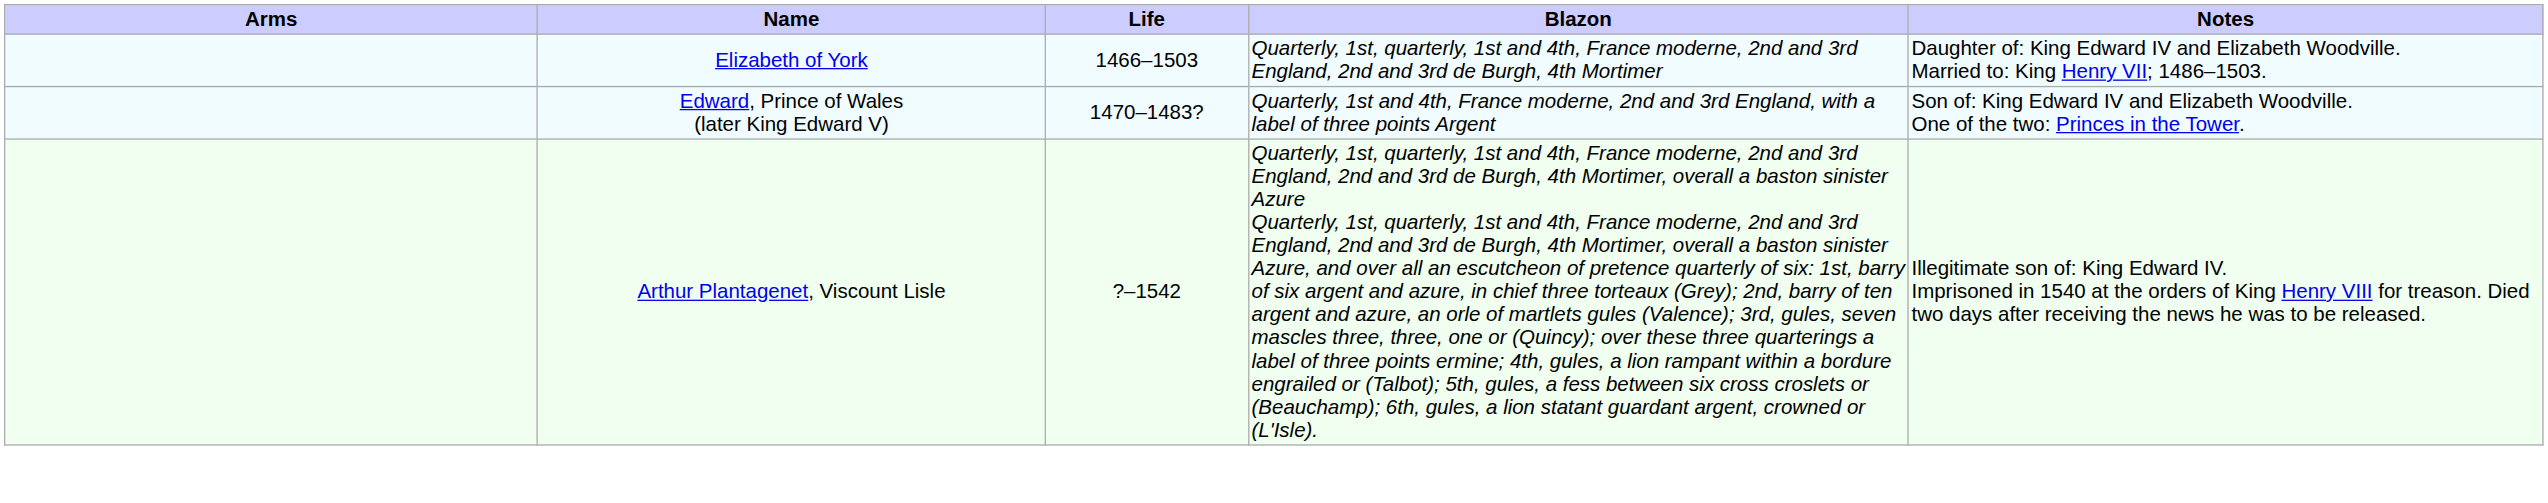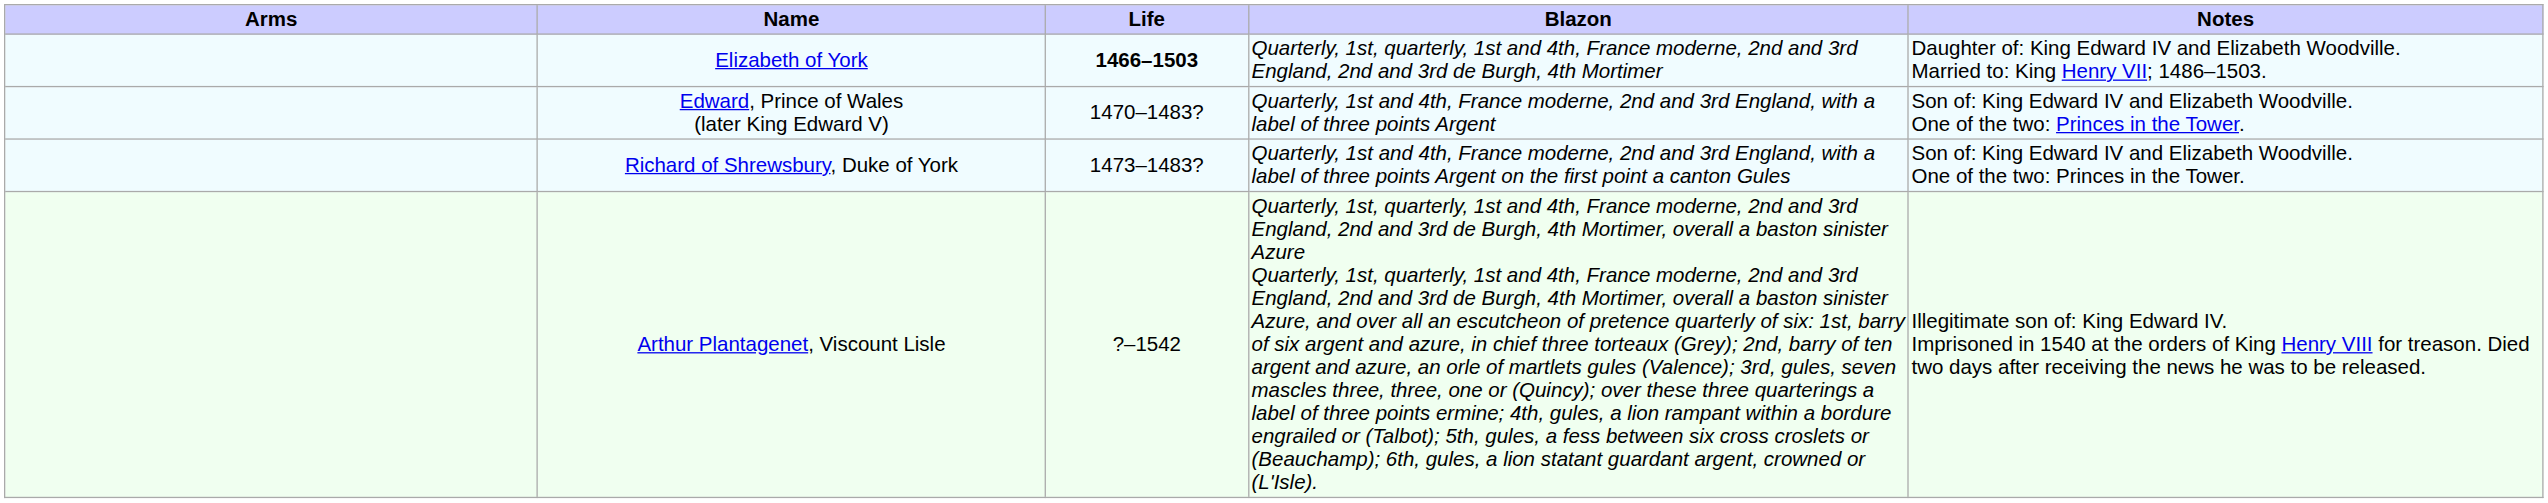(1147, 60) normal -> (1147, 60) bold
+ row: (791, 165)
